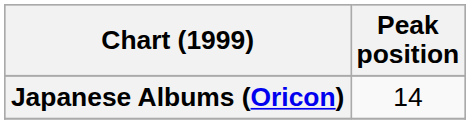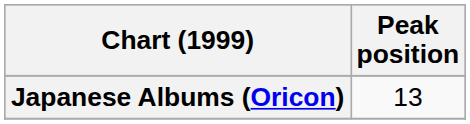(408, 97) 14 -> (408, 97) 13
